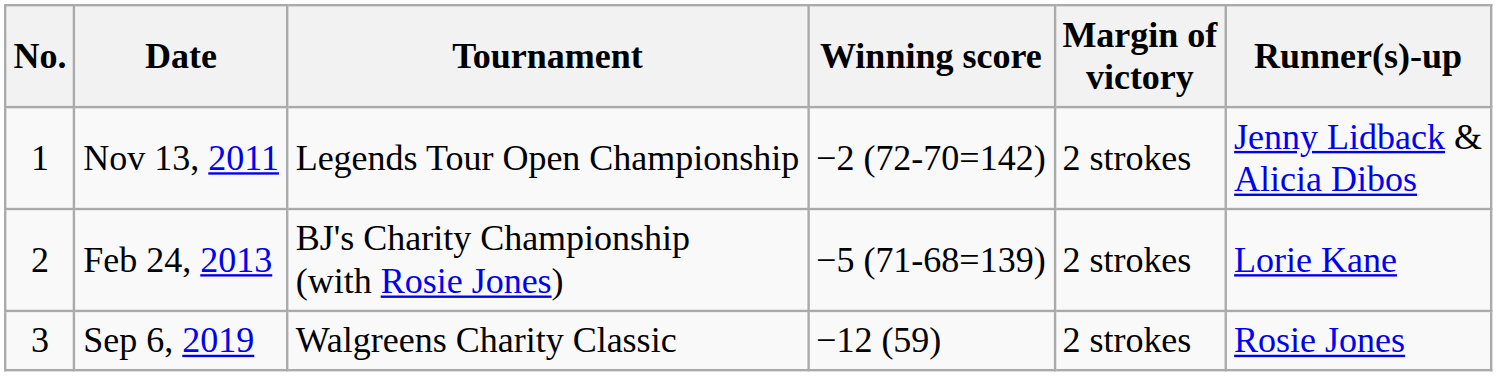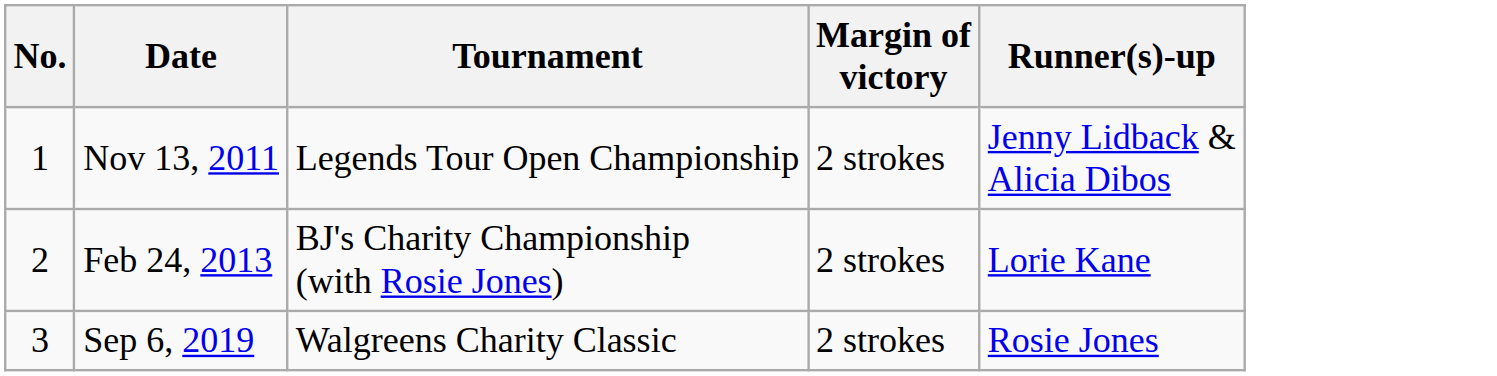- column: (931, 55)
